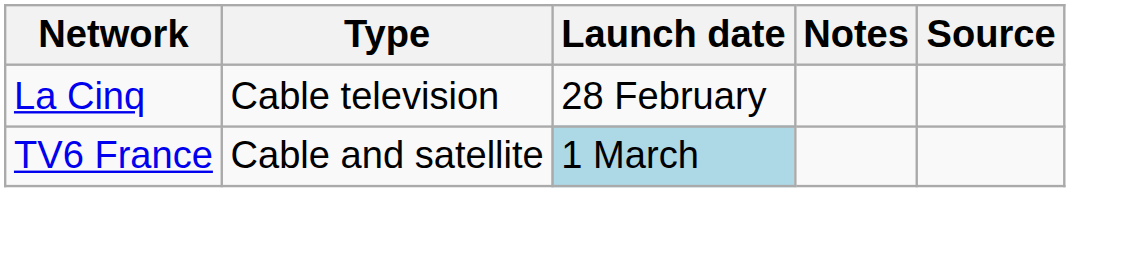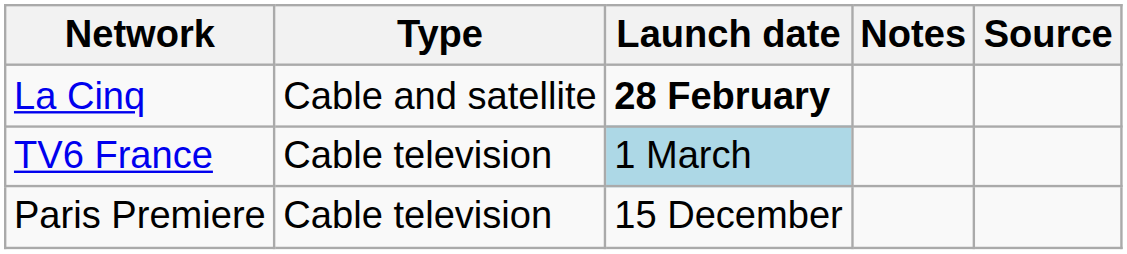(365, 95) Cable television -> (440, 95) Cable and satellite
(664, 95) normal -> (722, 95) bold
(387, 155) Cable and satellite -> (418, 155) Cable television
+ row: (140, 215)
